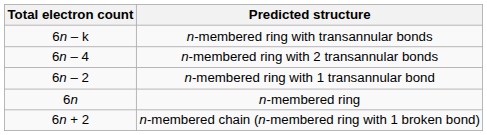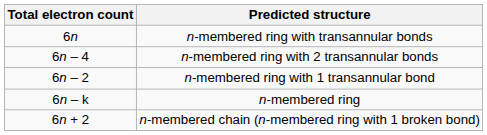(70, 36) 6n – k -> (70, 36) 6n
(70, 99) 6n -> (70, 99) 6n – k
